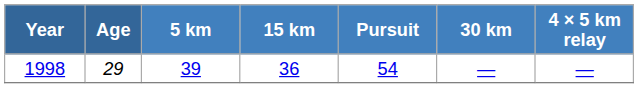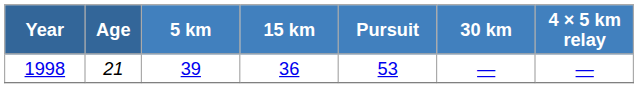(113, 69) 29 -> (113, 69) 21
(388, 69) 54 -> (388, 69) 53
